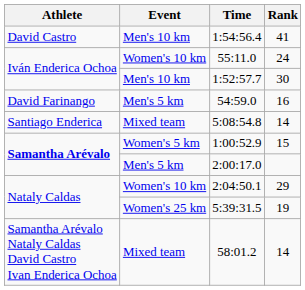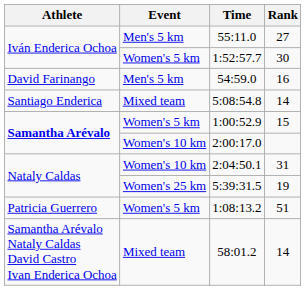- row: (237, 36)
(165, 58) Women's 10 km -> (153, 36) Men's 5 km
(283, 58) 24 -> (283, 36) 27
(156, 79) Men's 10 km -> (161, 58) Women's 5 km
(153, 165) Men's 5 km -> (165, 143) Women's 10 km
(283, 186) 29 -> (283, 165) 31
+ row: (237, 207)
